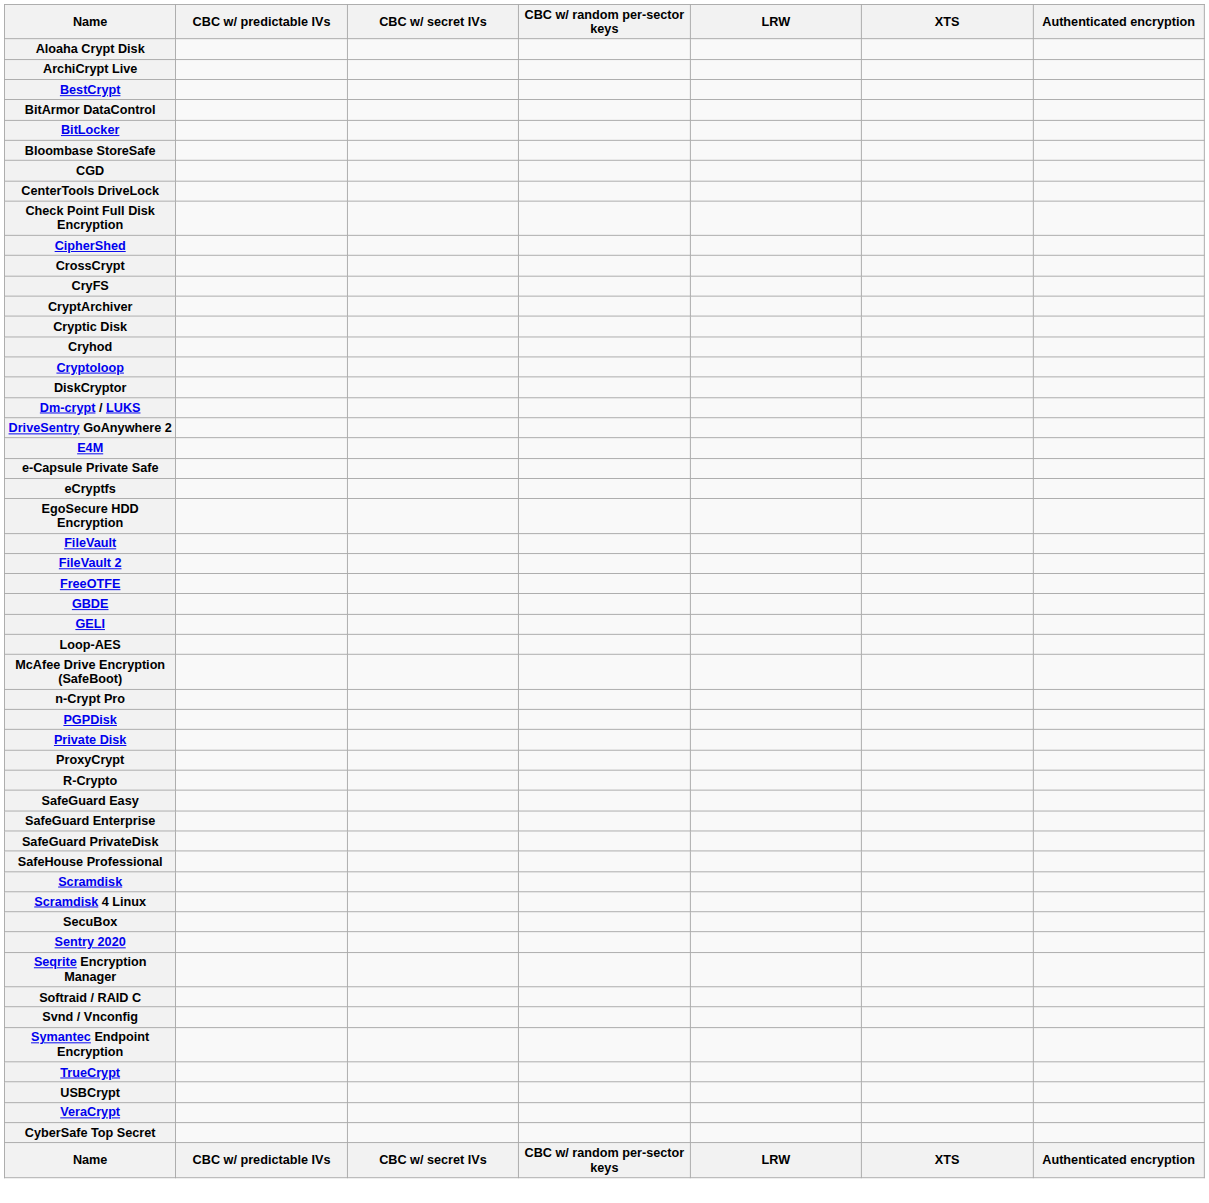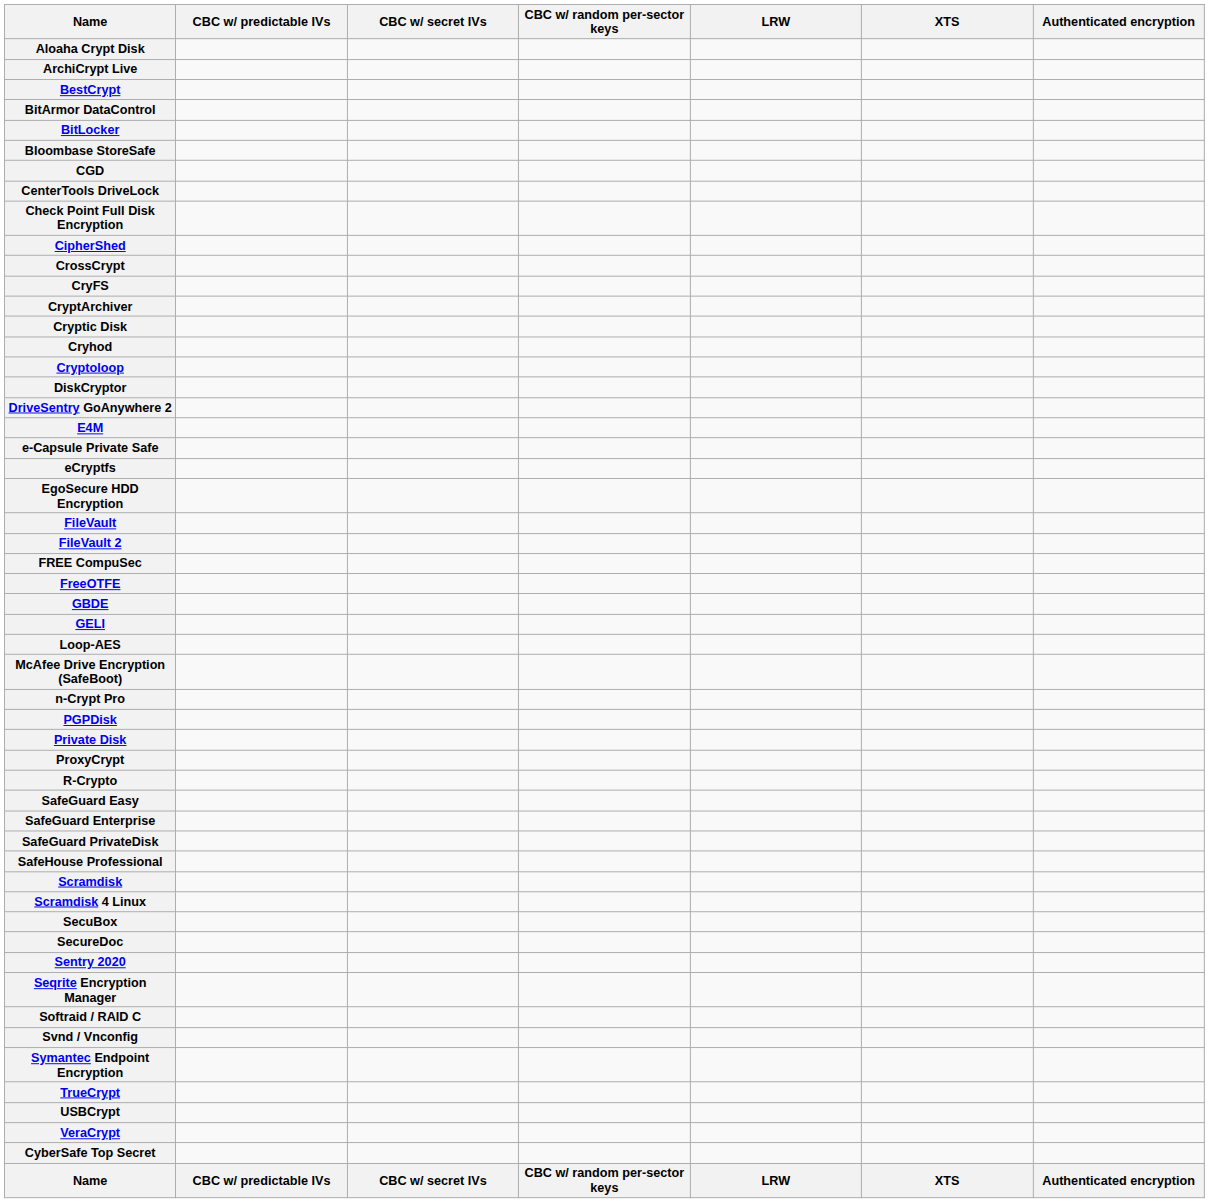- row: (90, 408)
+ row: (90, 564)
+ row: (90, 943)
